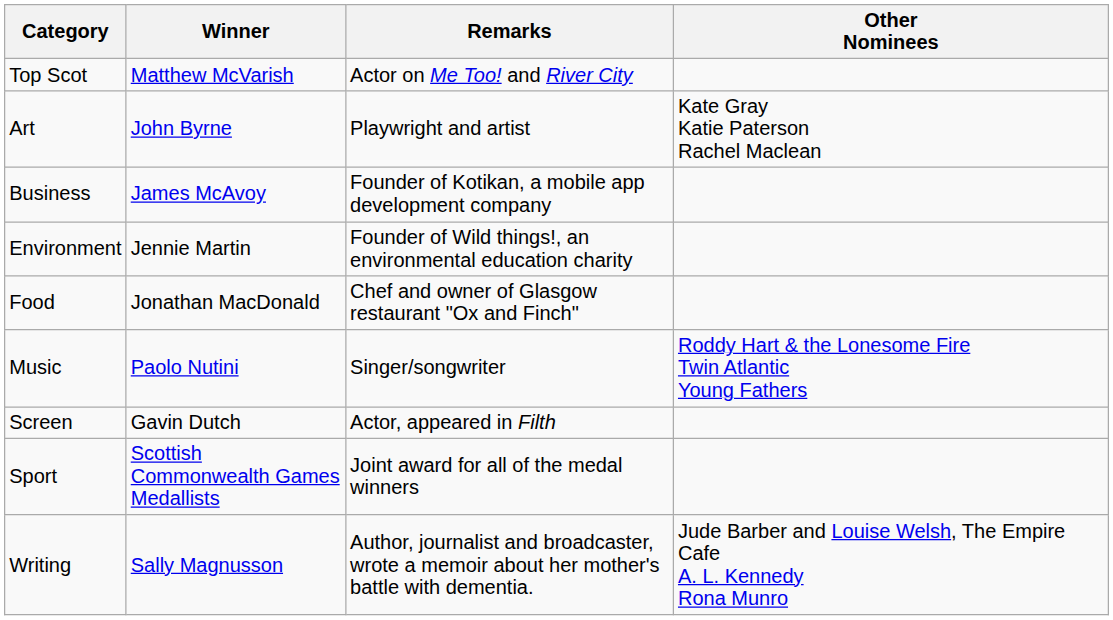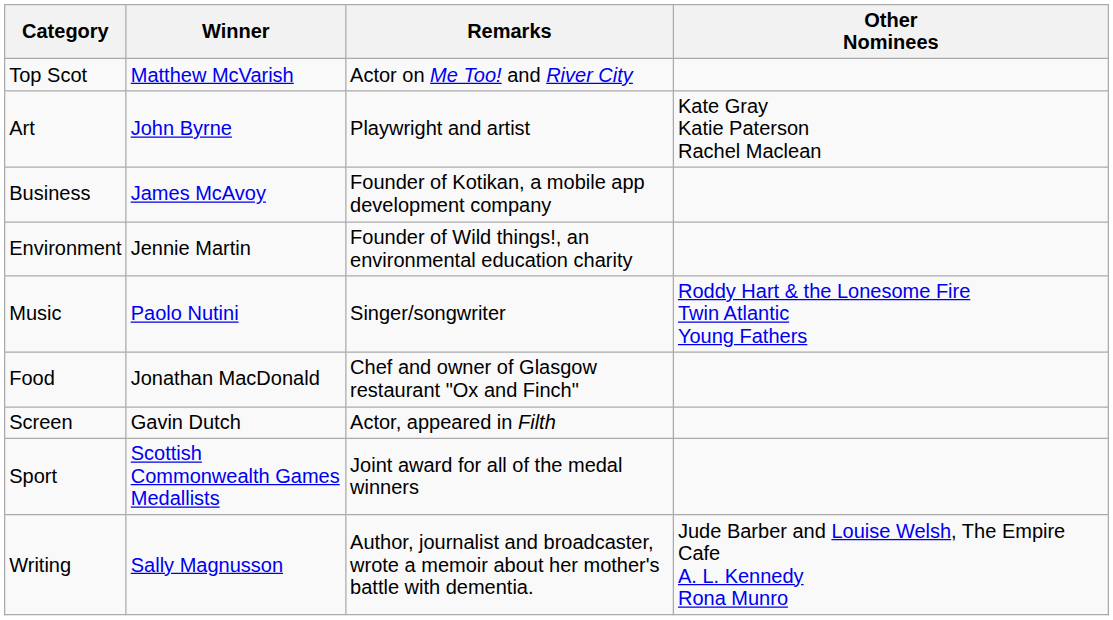rows swapped: (32, 302) <-> (35, 368)
